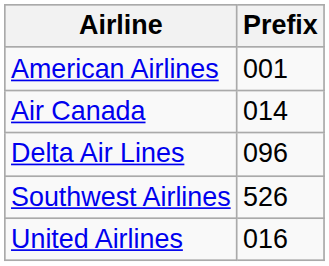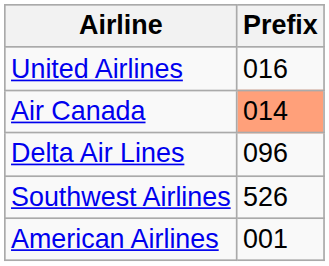rows swapped: (115, 68) <-> (97, 238)
(265, 111) no background -> (265, 111) lightsalmon background
